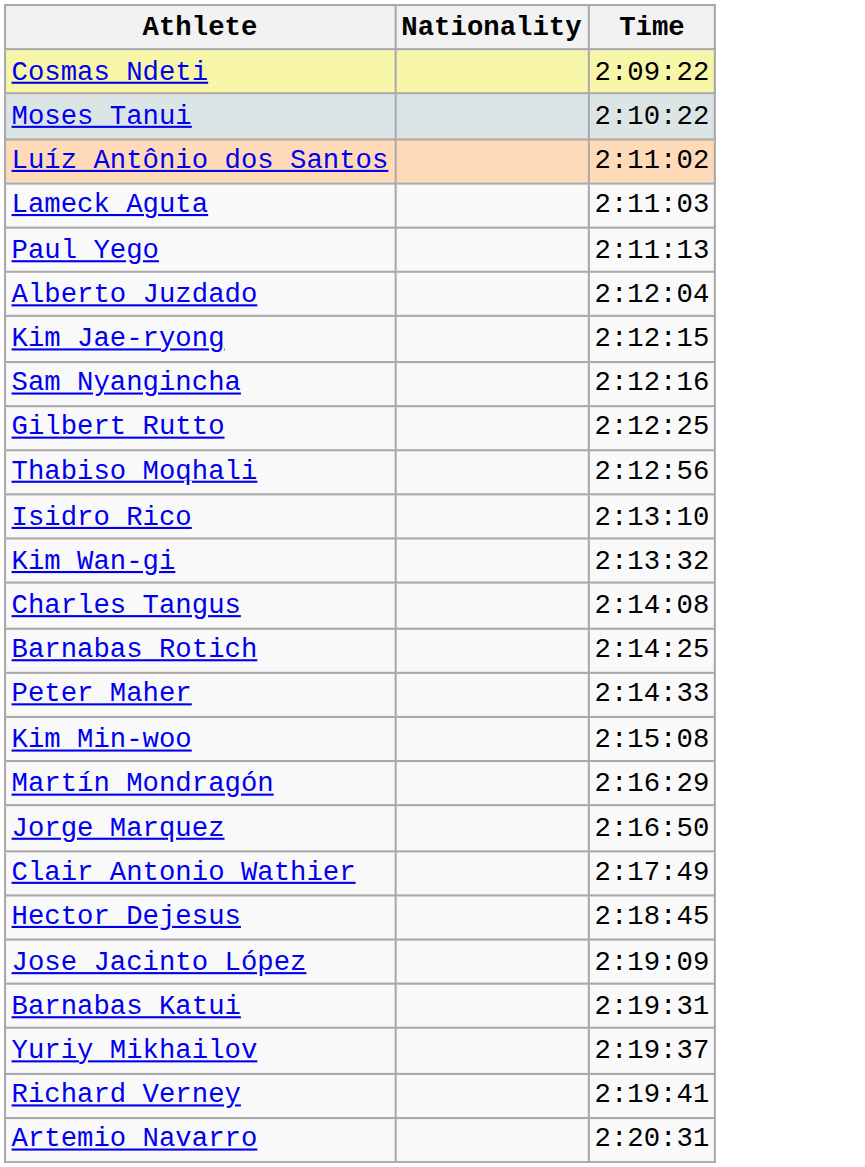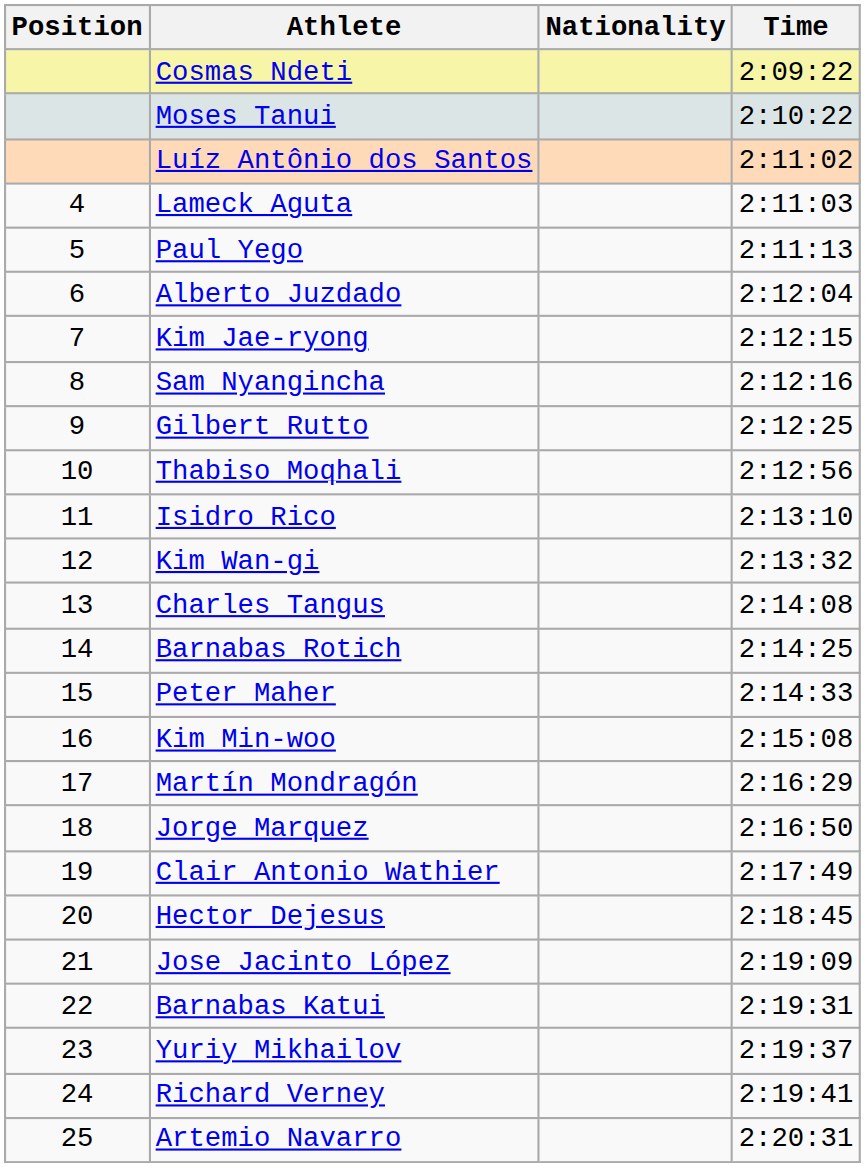+ column: (77, 27)
